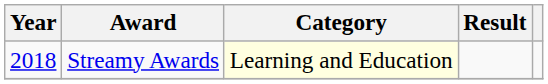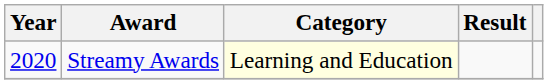(33, 59) 2018 -> (33, 59) 2020
